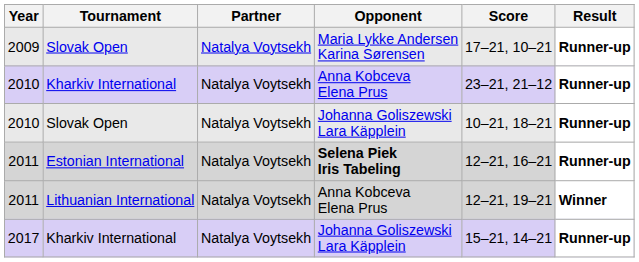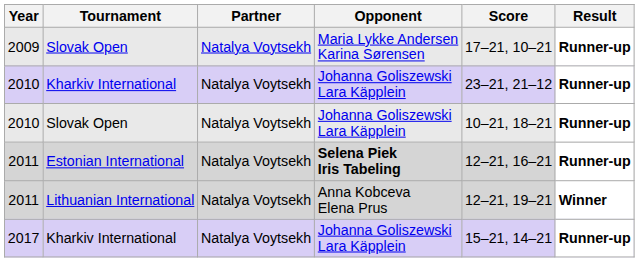(364, 85) Anna Kobceva Elena Prus -> (385, 85) Johanna Goliszewski Lara Käpplein
